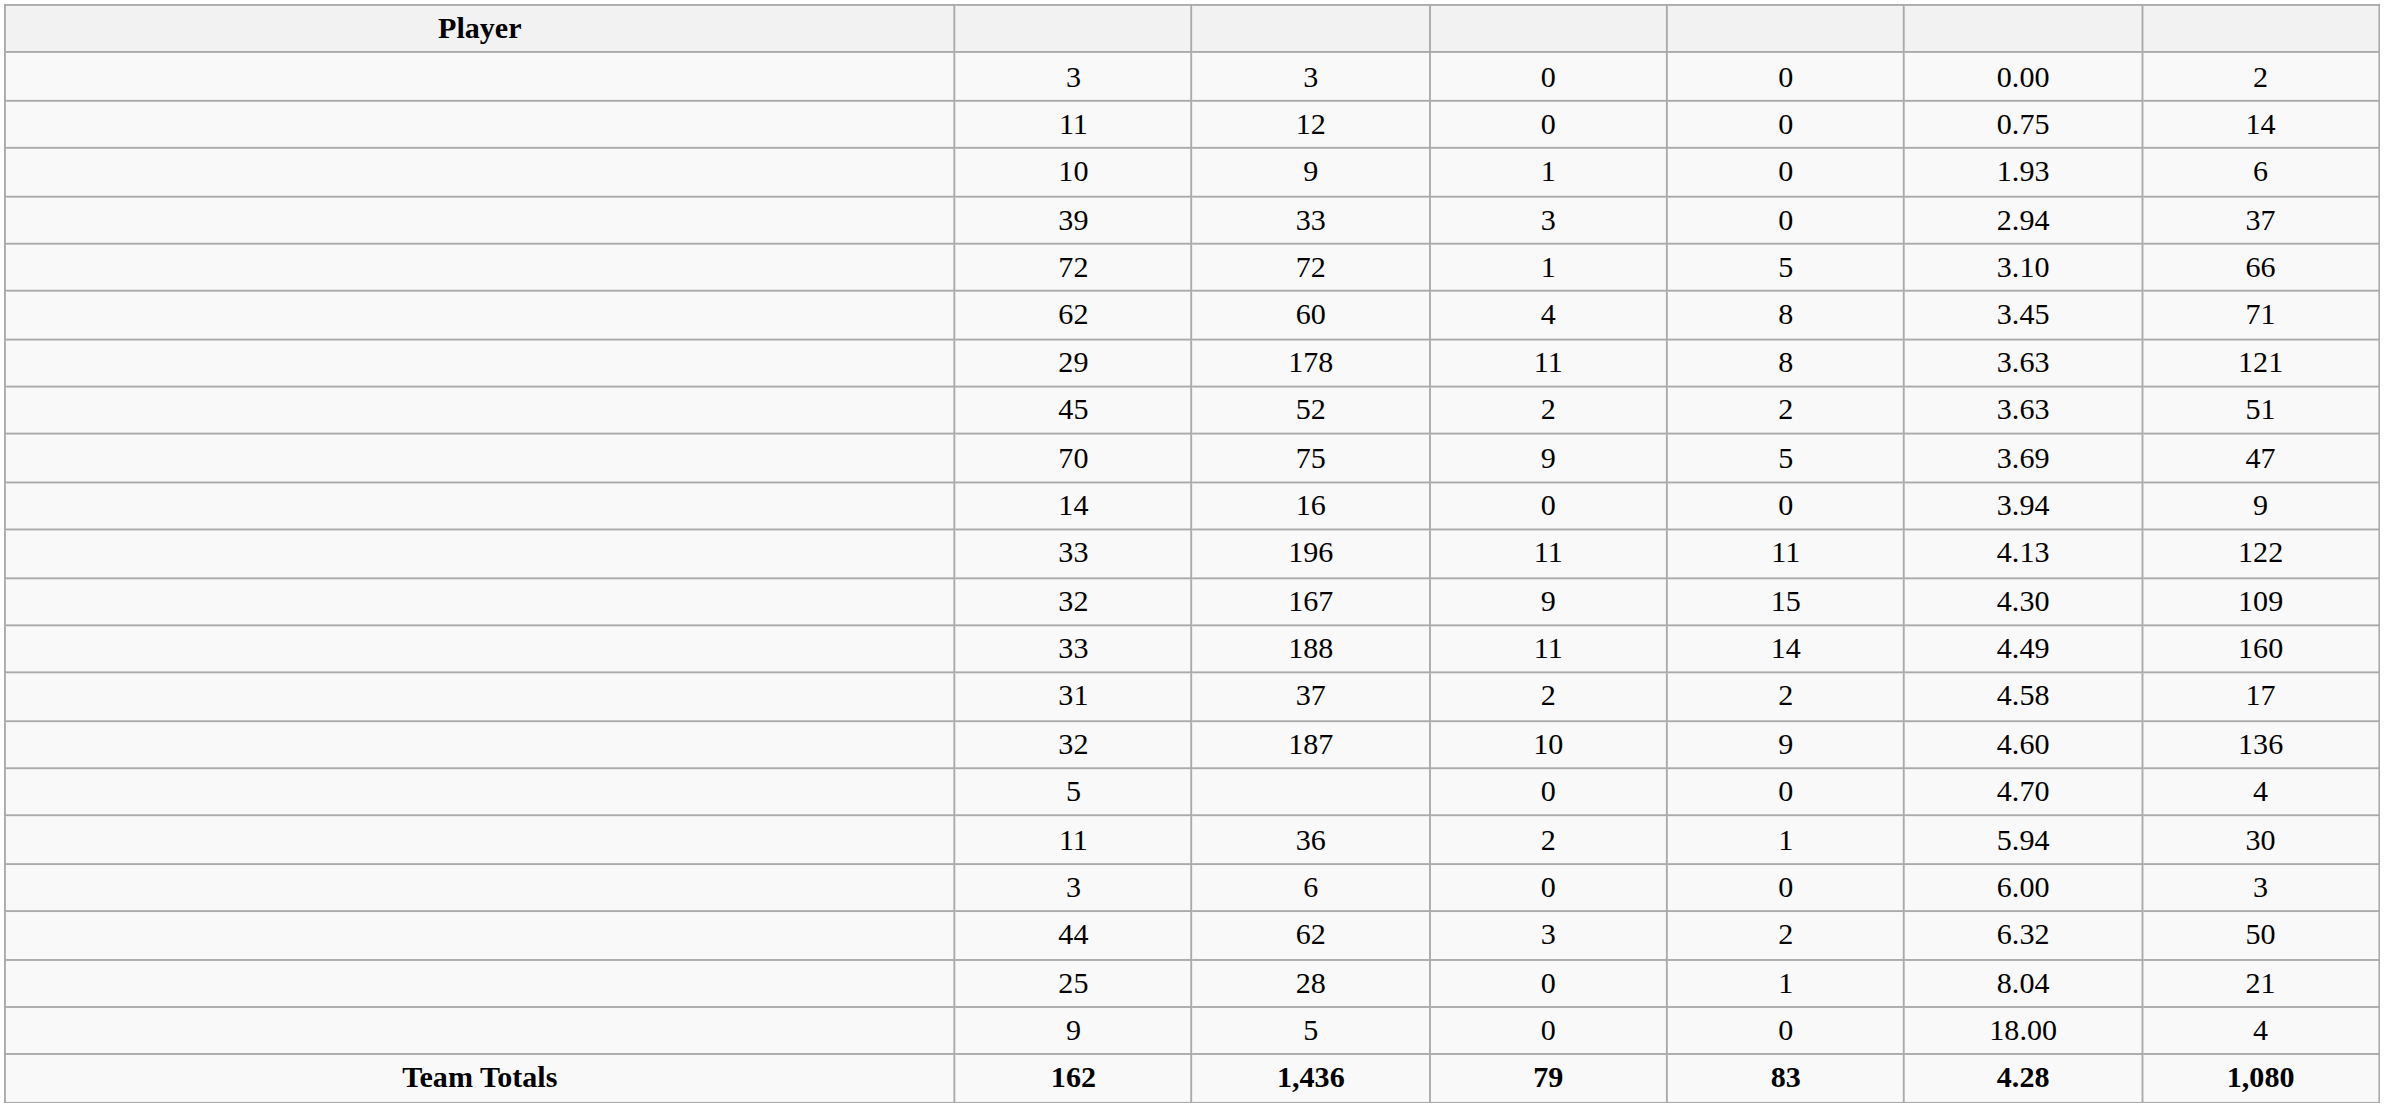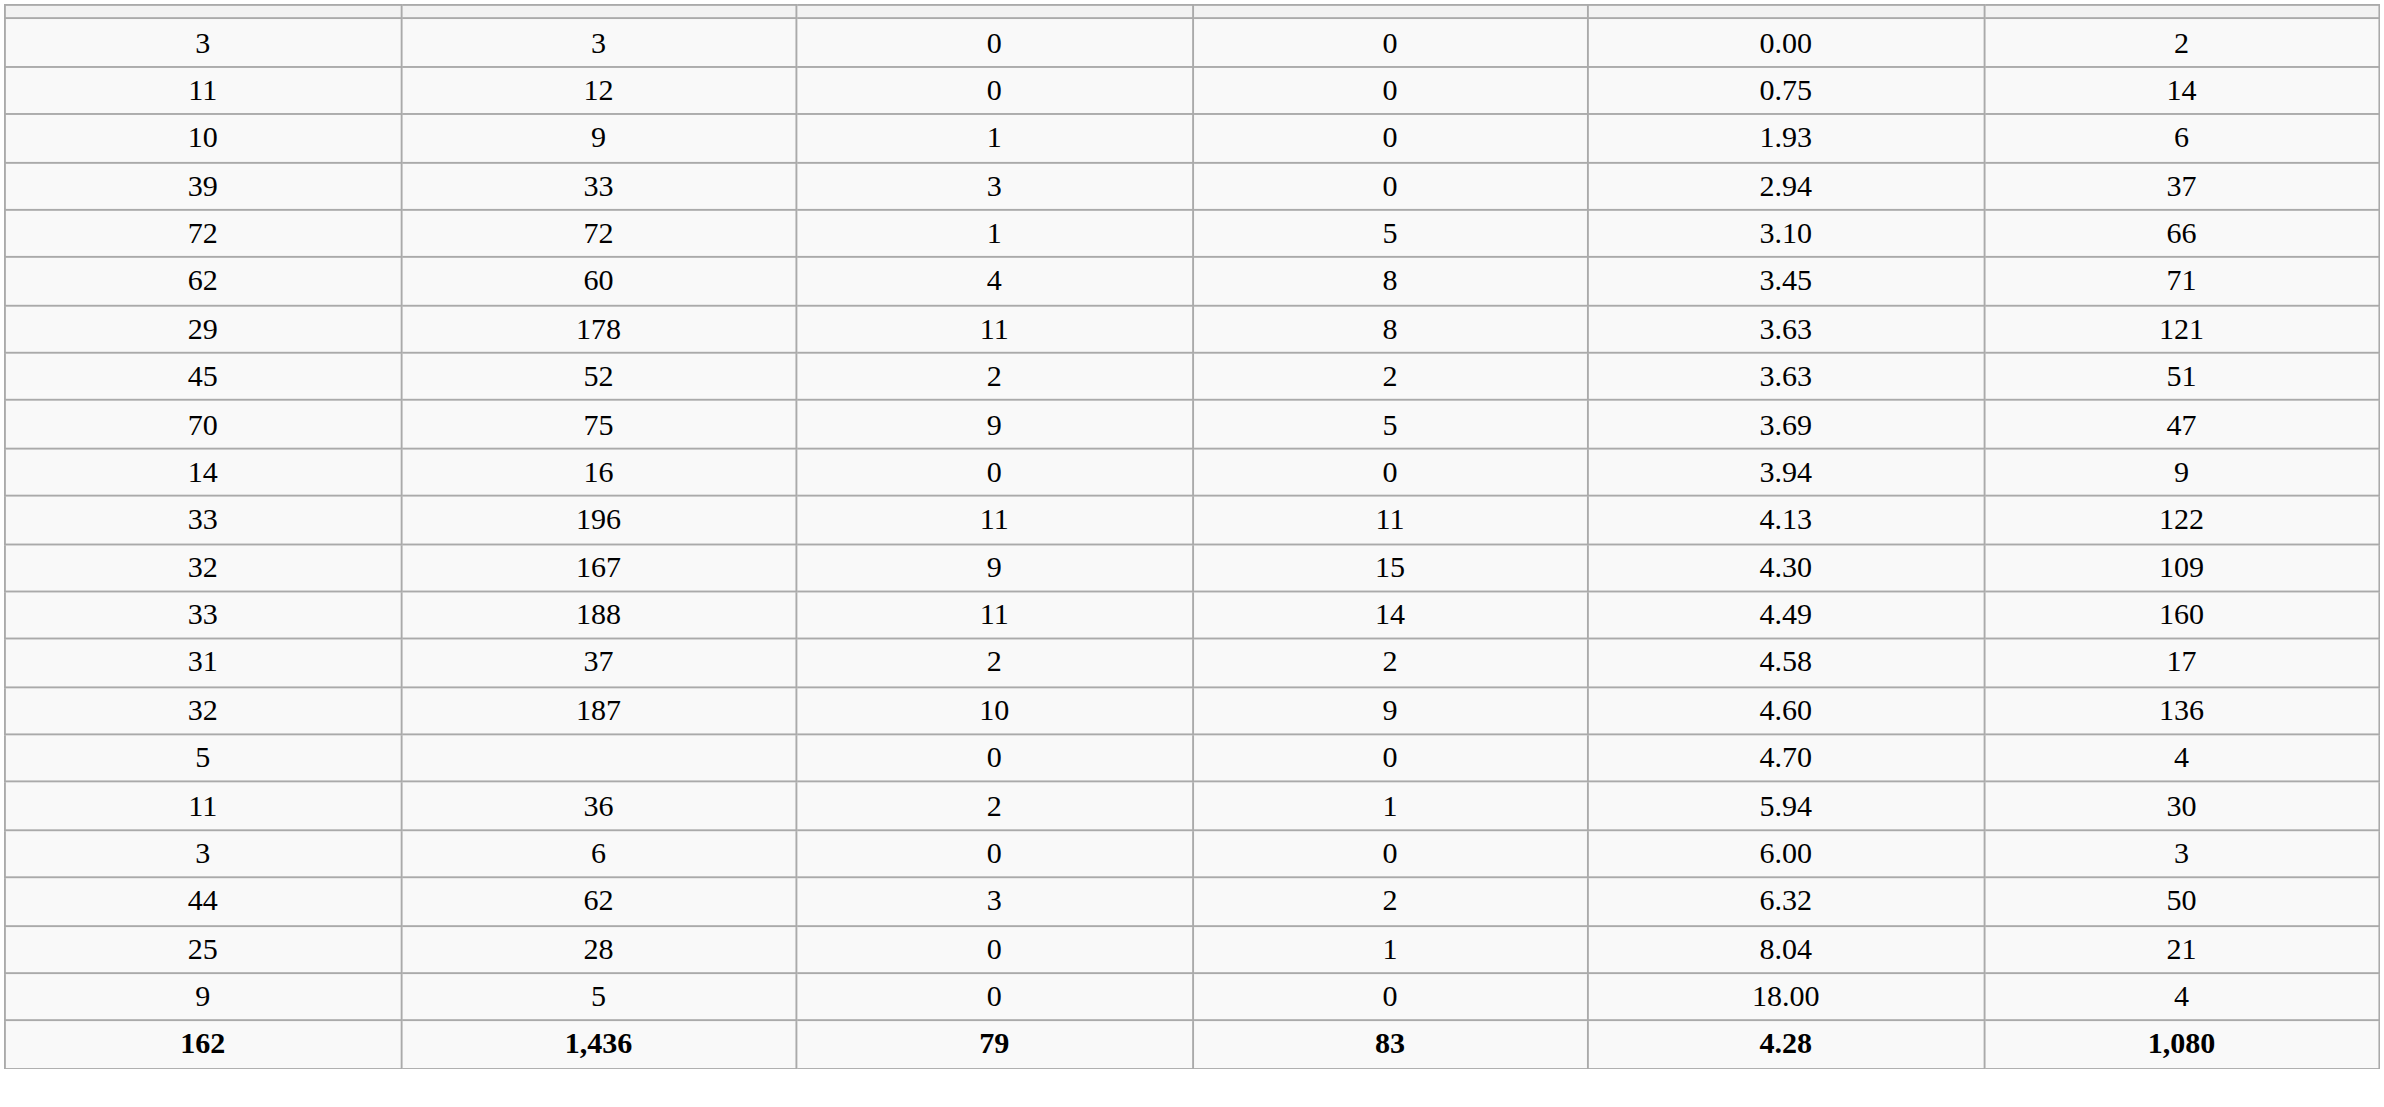- column: (480, 28)
